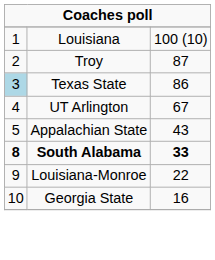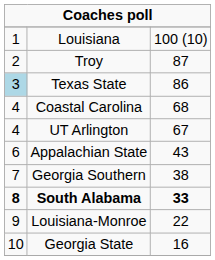+ row: (89, 107)
(16, 130) 5 -> (16, 152) 6
+ row: (89, 175)
